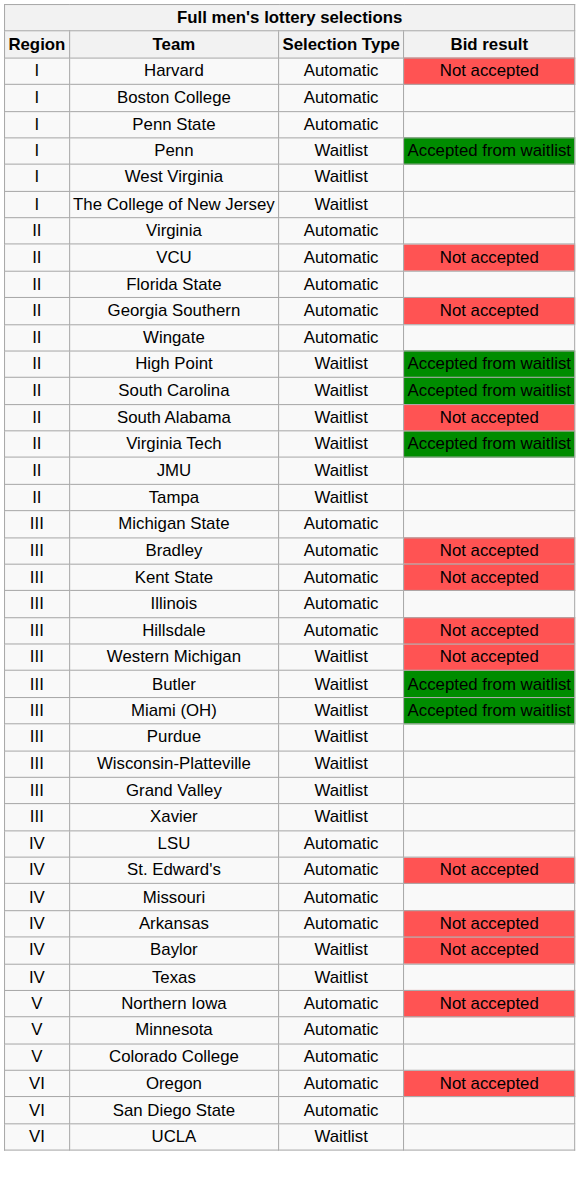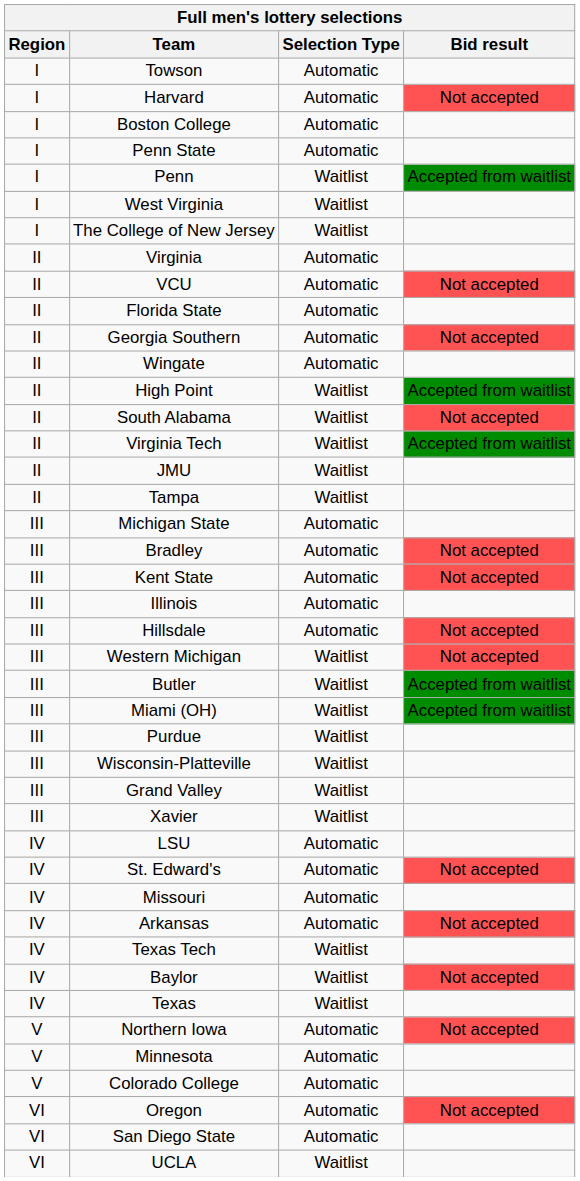+ row: (174, 71)
- row: (174, 390)
+ row: (174, 950)
